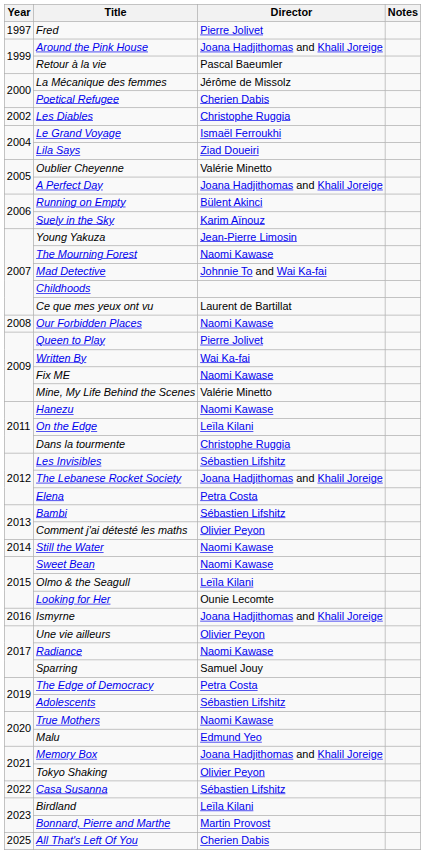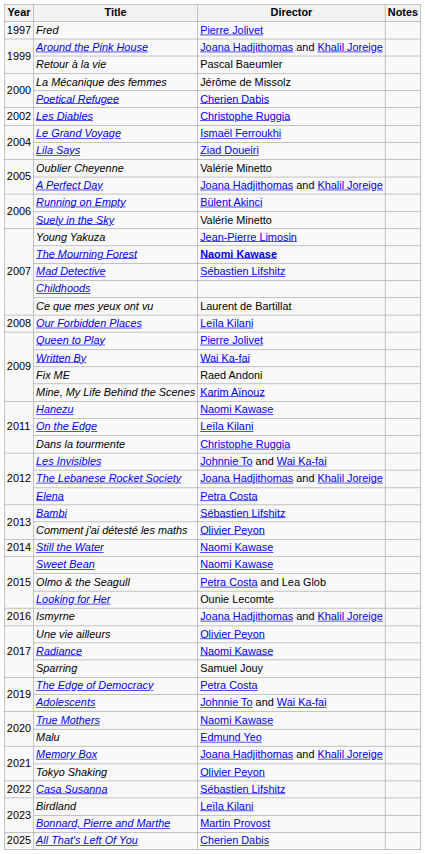(232, 220) Karim Aïnouz -> (236, 220) Valérie Minetto
(237, 254) normal -> (239, 254) bold
(263, 271) Johnnie To and Wai Ka-fai -> (243, 271) Sébastien Lifshitz
(237, 323) Naomi Kawase -> (227, 323) Leïla Kilani
(237, 375) Naomi Kawase -> (231, 375) Raed Andoni
(236, 392) Valérie Minetto -> (232, 392) Karim Aïnouz
(243, 461) Sébastien Lifshitz -> (263, 461) Johnnie To and Wai Ka-fai
(227, 582) Leïla Kilani -> (263, 582) Petra Costa and Lea Glob
(243, 703) Sébastien Lifshitz -> (263, 703) Johnnie To and Wai Ka-fai
